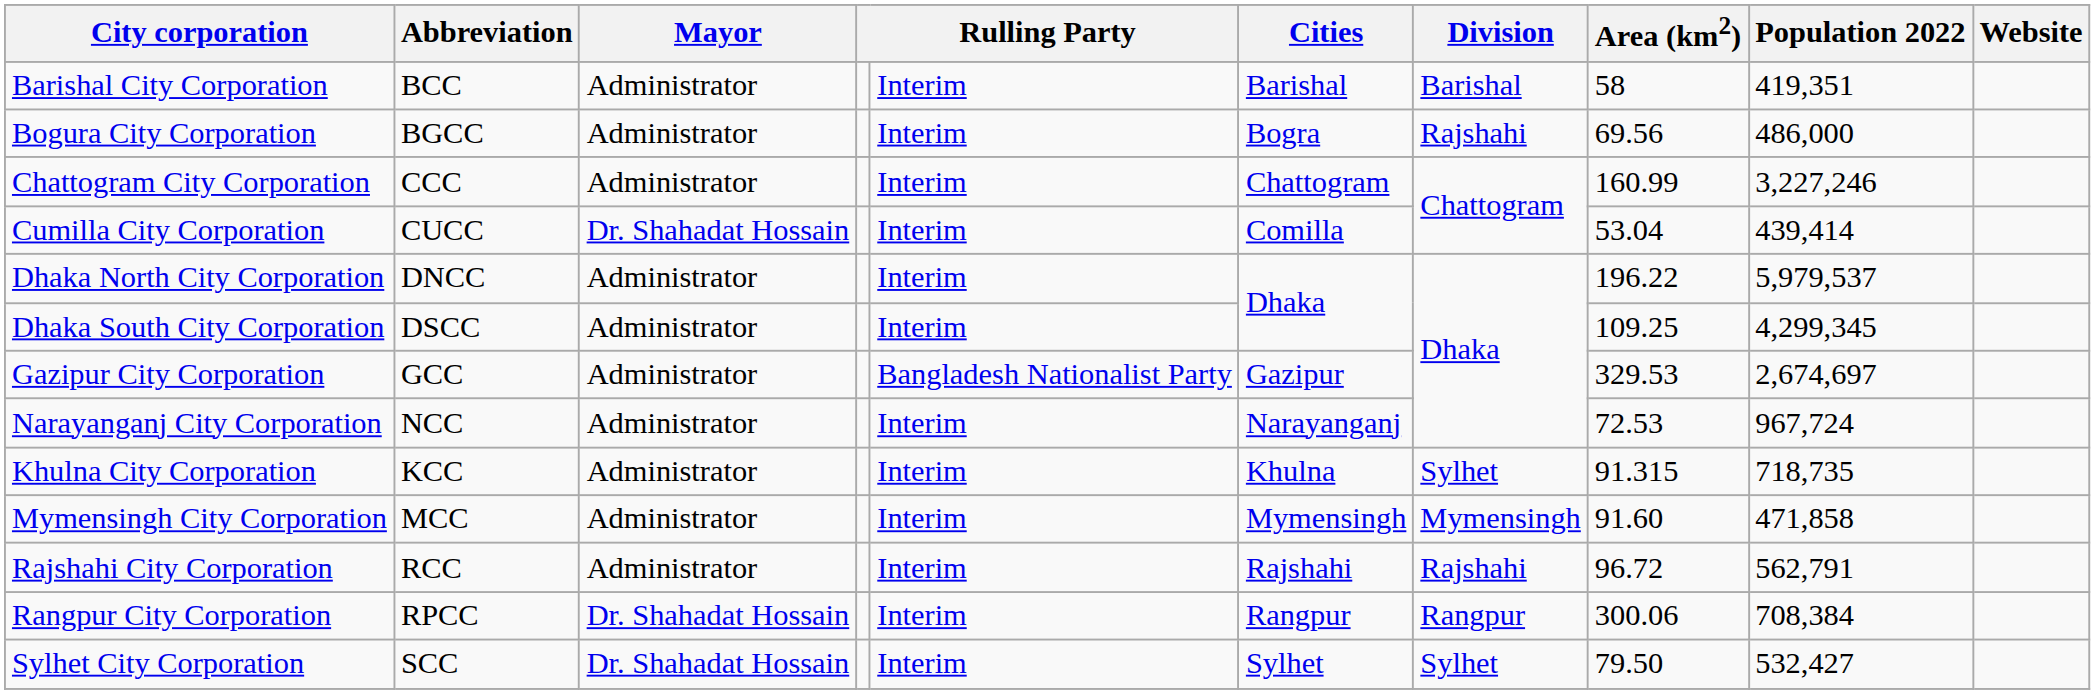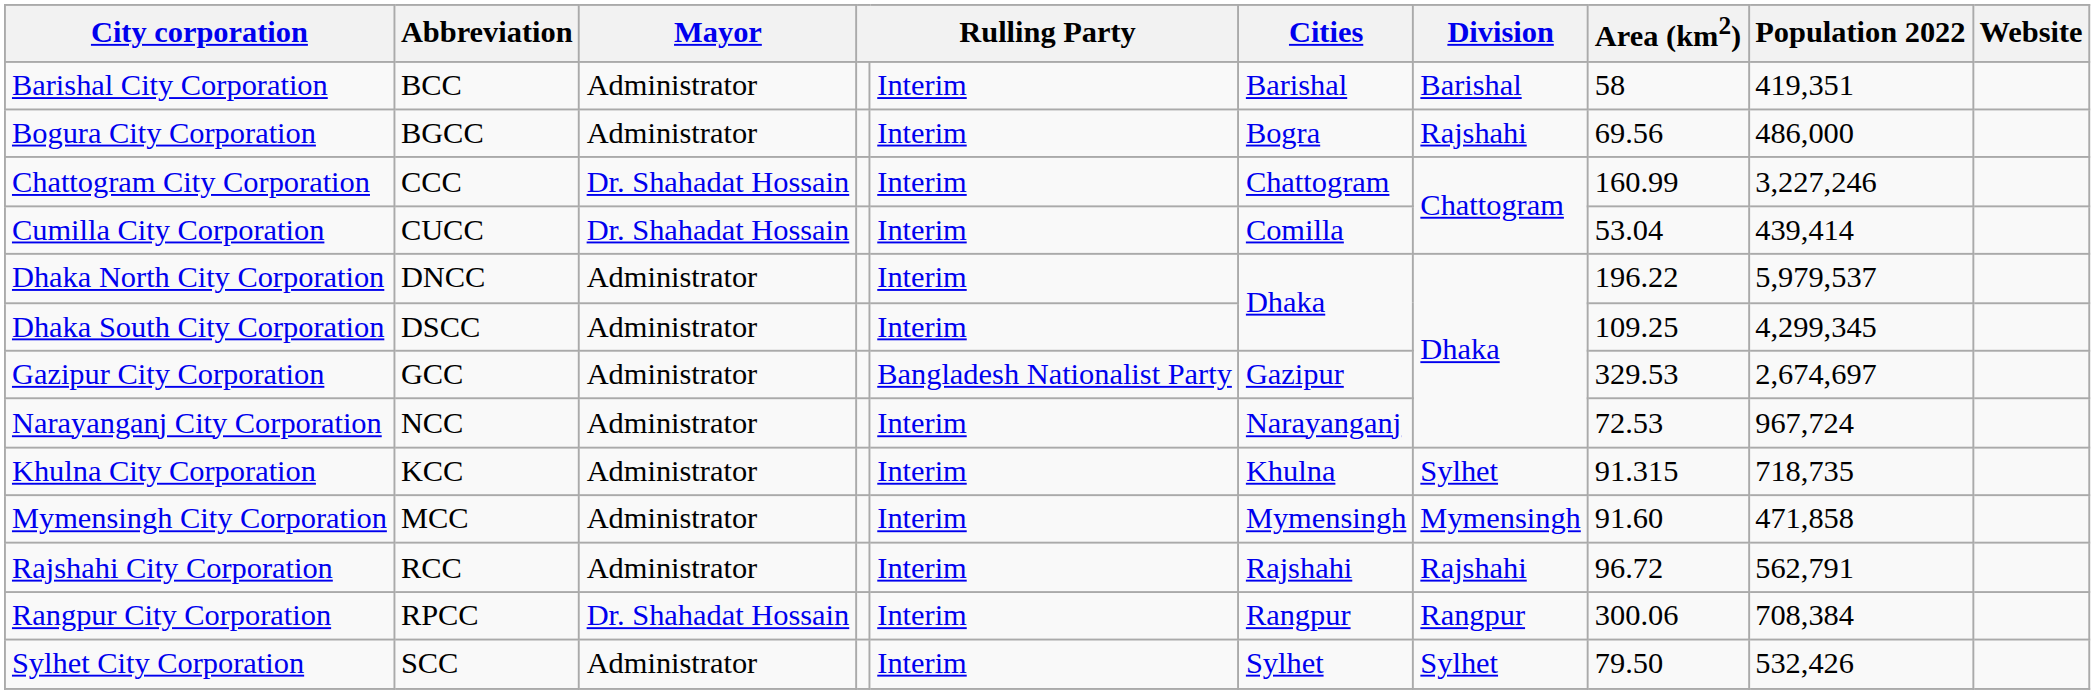(672, 181) Administrator -> (718, 181) Dr. Shahadat Hossain
(718, 663) Dr. Shahadat Hossain -> (672, 663) Administrator
(1805, 663) 532,427 -> (1805, 663) 532,426
